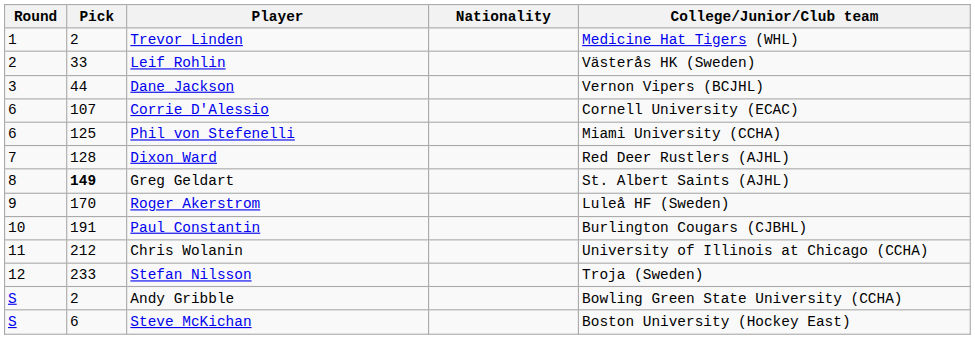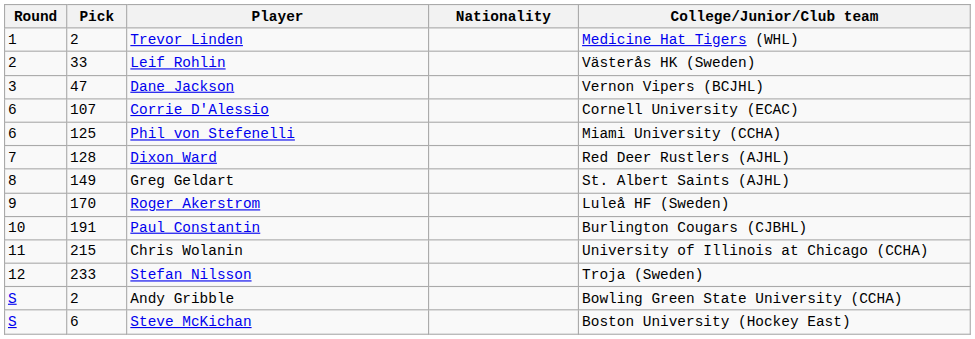(79, 87) 44 -> (79, 87) 47
(83, 181) bold -> (83, 181) normal
(83, 251) 212 -> (83, 251) 215
